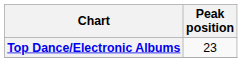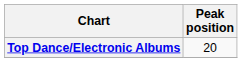(210, 47) 23 -> (210, 47) 20
